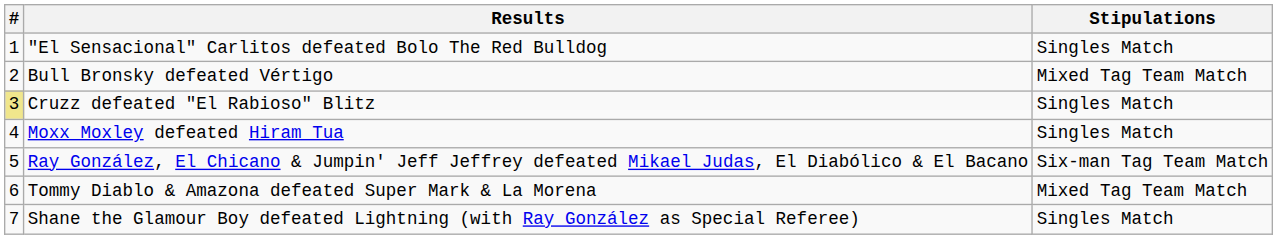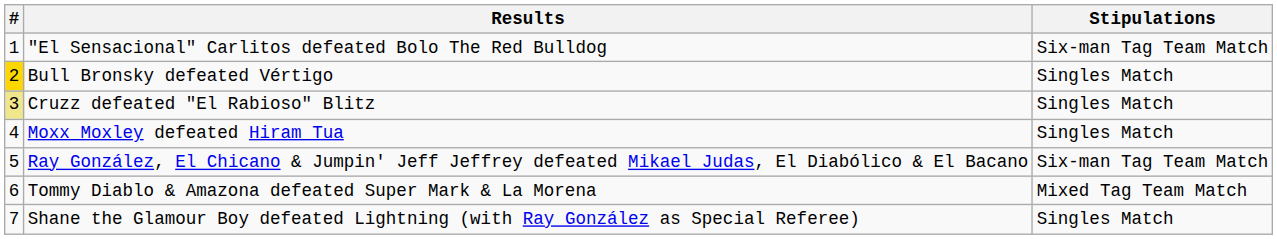(1105, 48) Singles Match -> (1153, 48) Six-man Tag Team Match
(14, 76) no background -> (14, 76) gold background
(1142, 76) Mixed Tag Team Match -> (1105, 76) Singles Match
